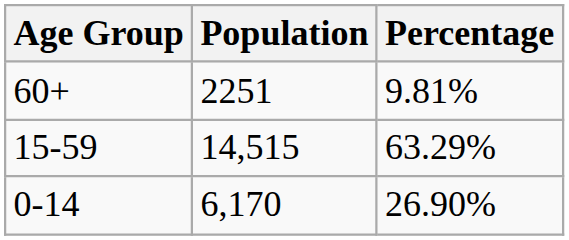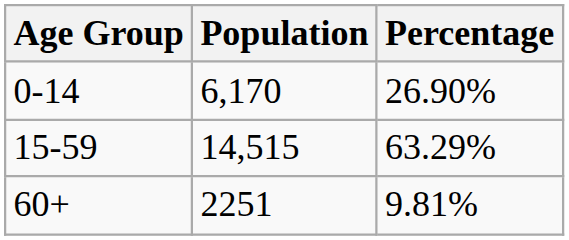rows swapped: (46, 204) <-> (42, 90)
